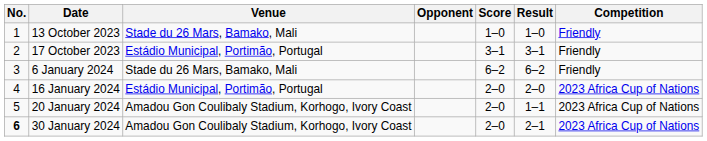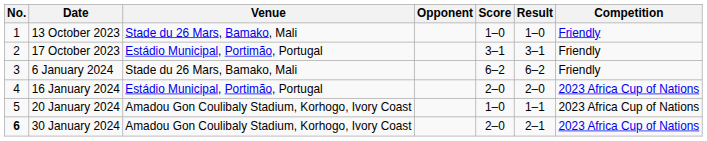(495, 107) 2–0 -> (495, 107) 1–0
